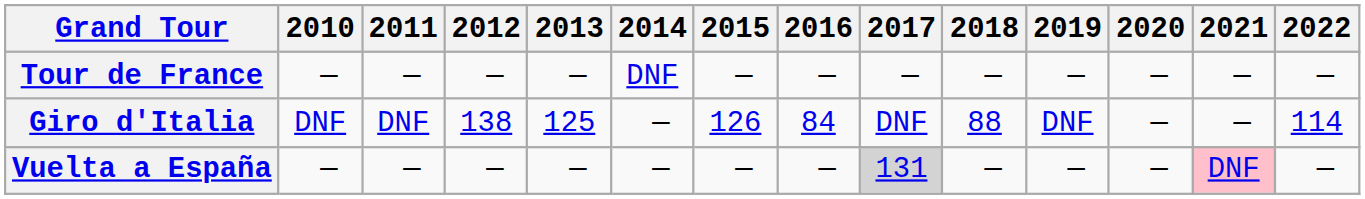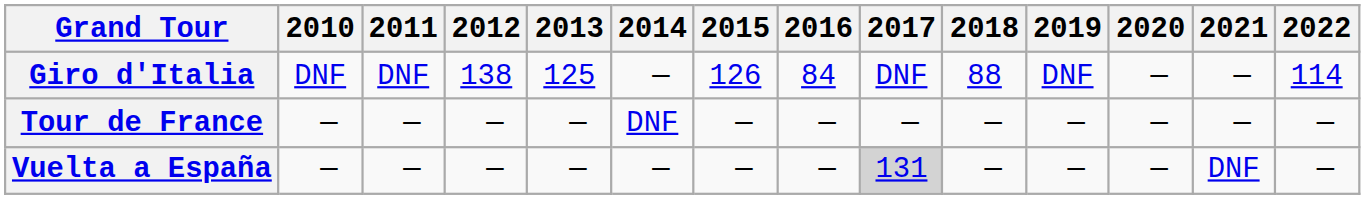rows swapped: (142, 123) <-> (142, 76)
(1234, 170) pink background -> (1234, 170) no background
